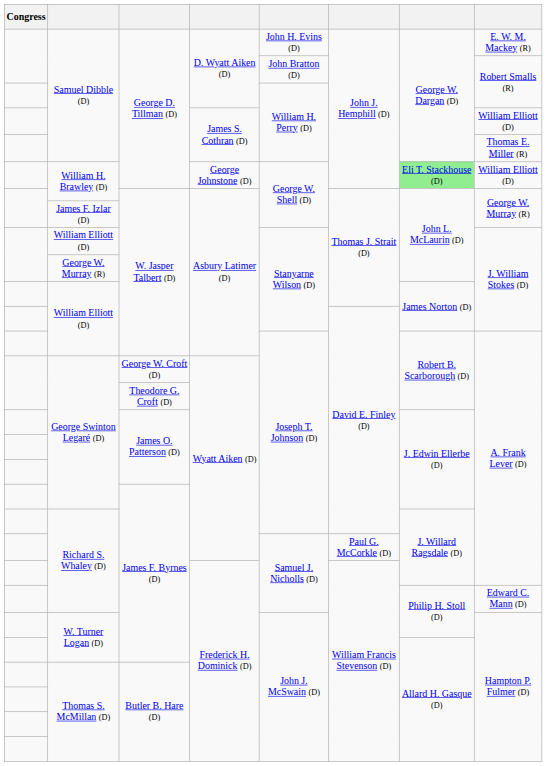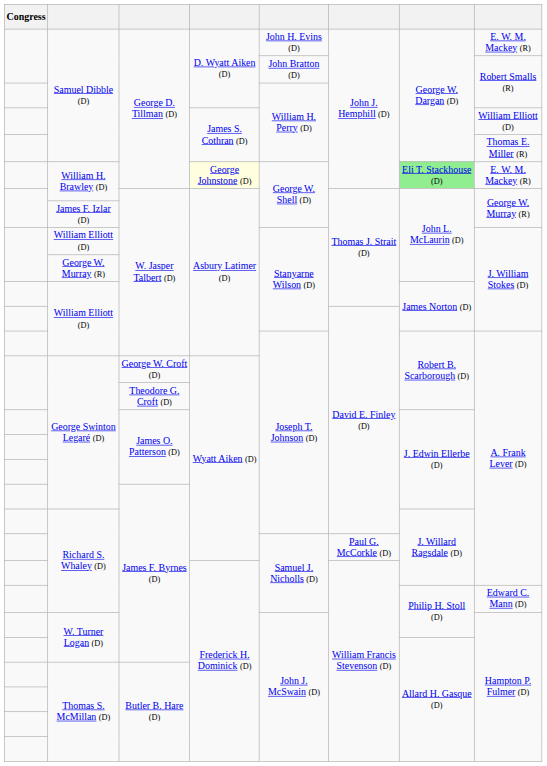(225, 175) no background -> (225, 175) lightyellow background
(508, 175) William Elliott (D) -> (508, 175) E. W. M. Mackey (R)
